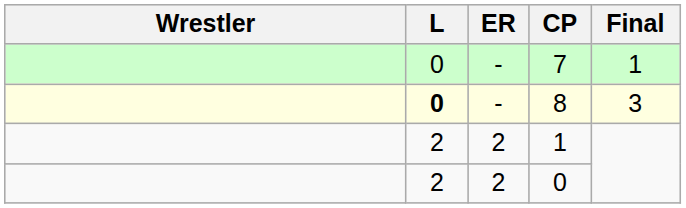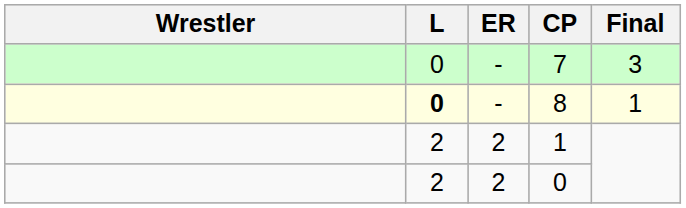(635, 63) 1 -> (635, 63) 3
(635, 103) 3 -> (635, 103) 1
